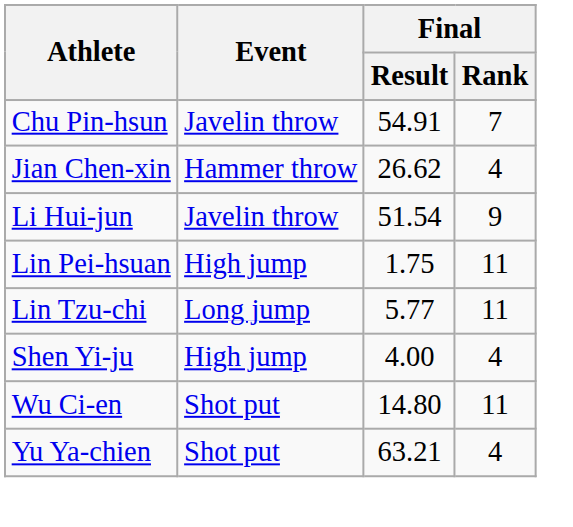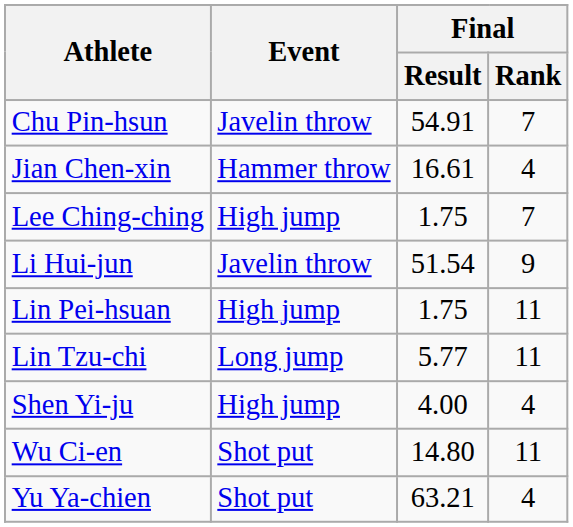(410, 169) 26.62 -> (443, 169) 16.61
+ row: (108, 216)
